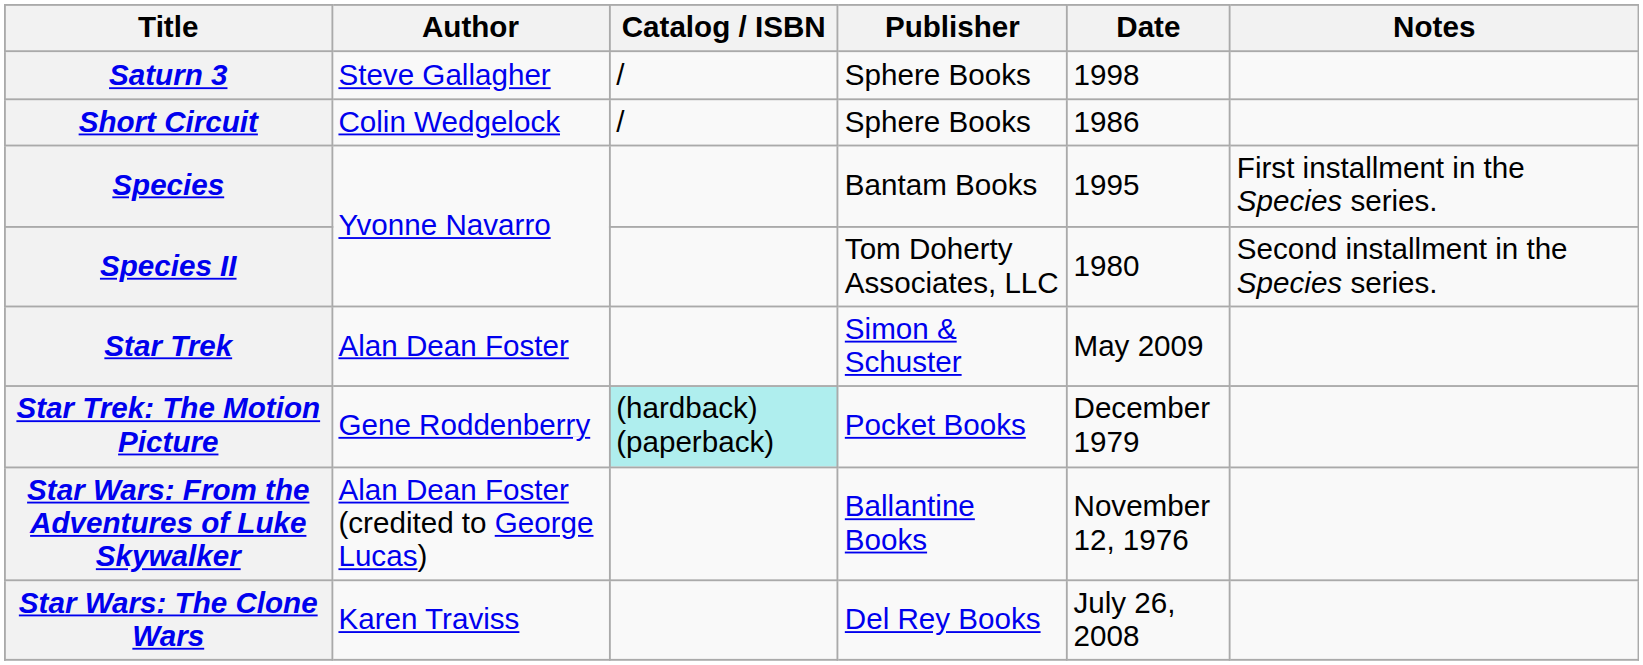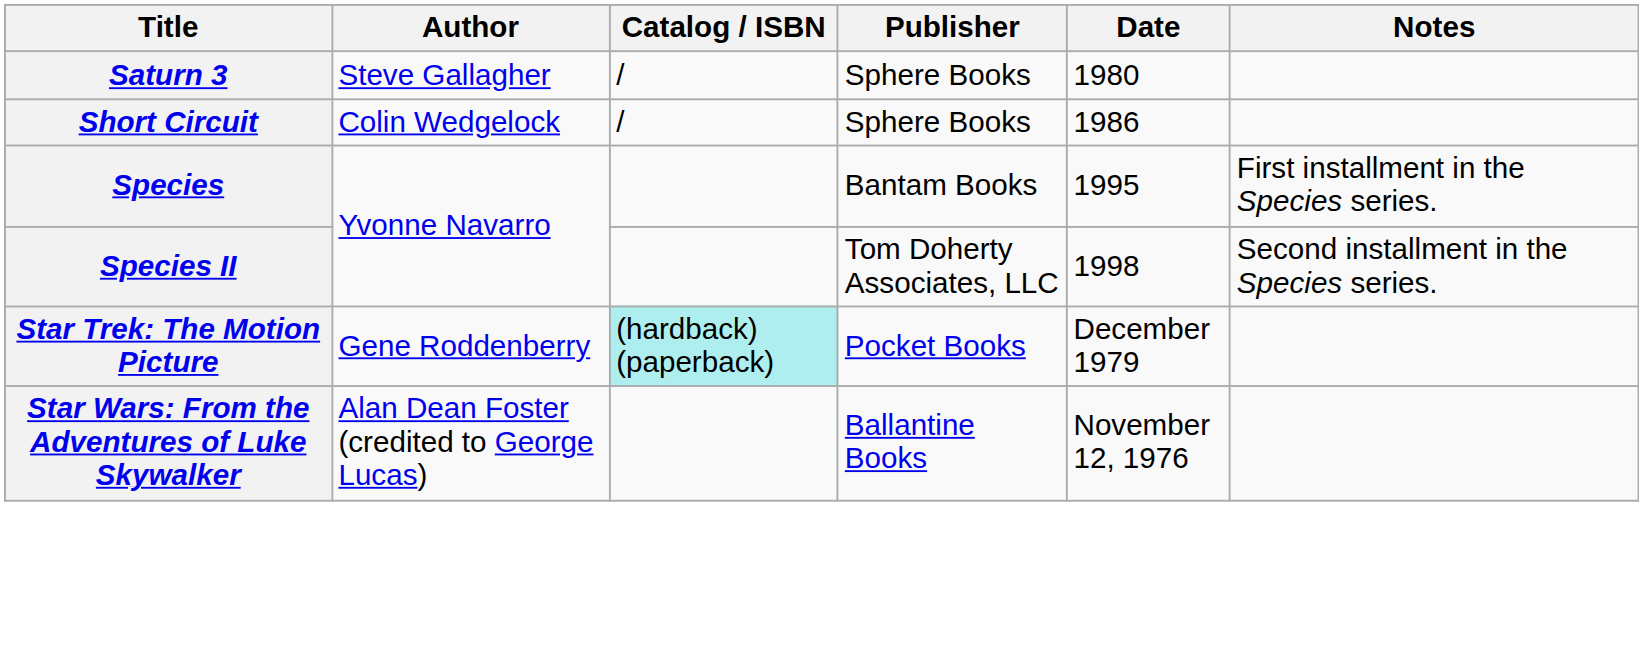(1106, 74) 1998 -> (1106, 74) 1980
(1106, 265) 1980 -> (1106, 265) 1998
- row: (168, 345)
- row: (168, 619)
